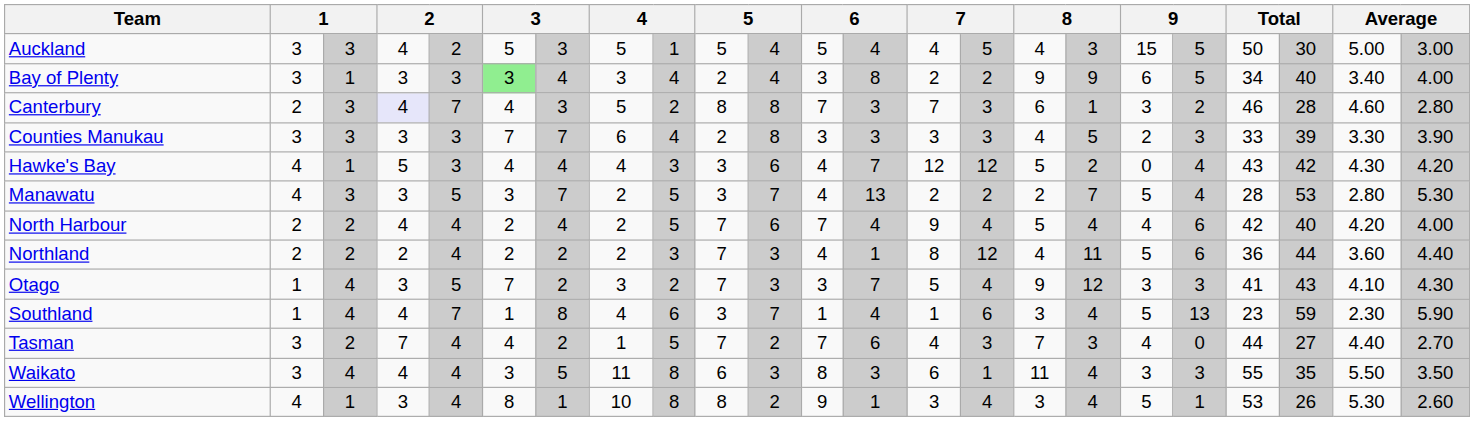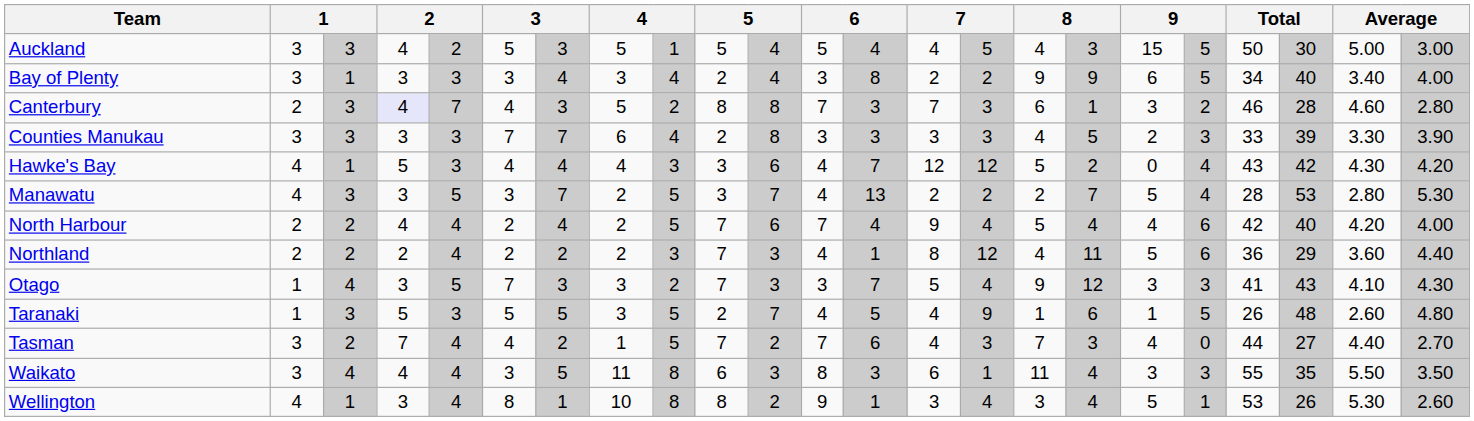(509, 78) lightgreen background -> (509, 78) no background
(1306, 254) 44 -> (1306, 254) 29
(562, 284) 2 -> (562, 284) 3
- row: (51, 313)
+ row: (44, 313)
